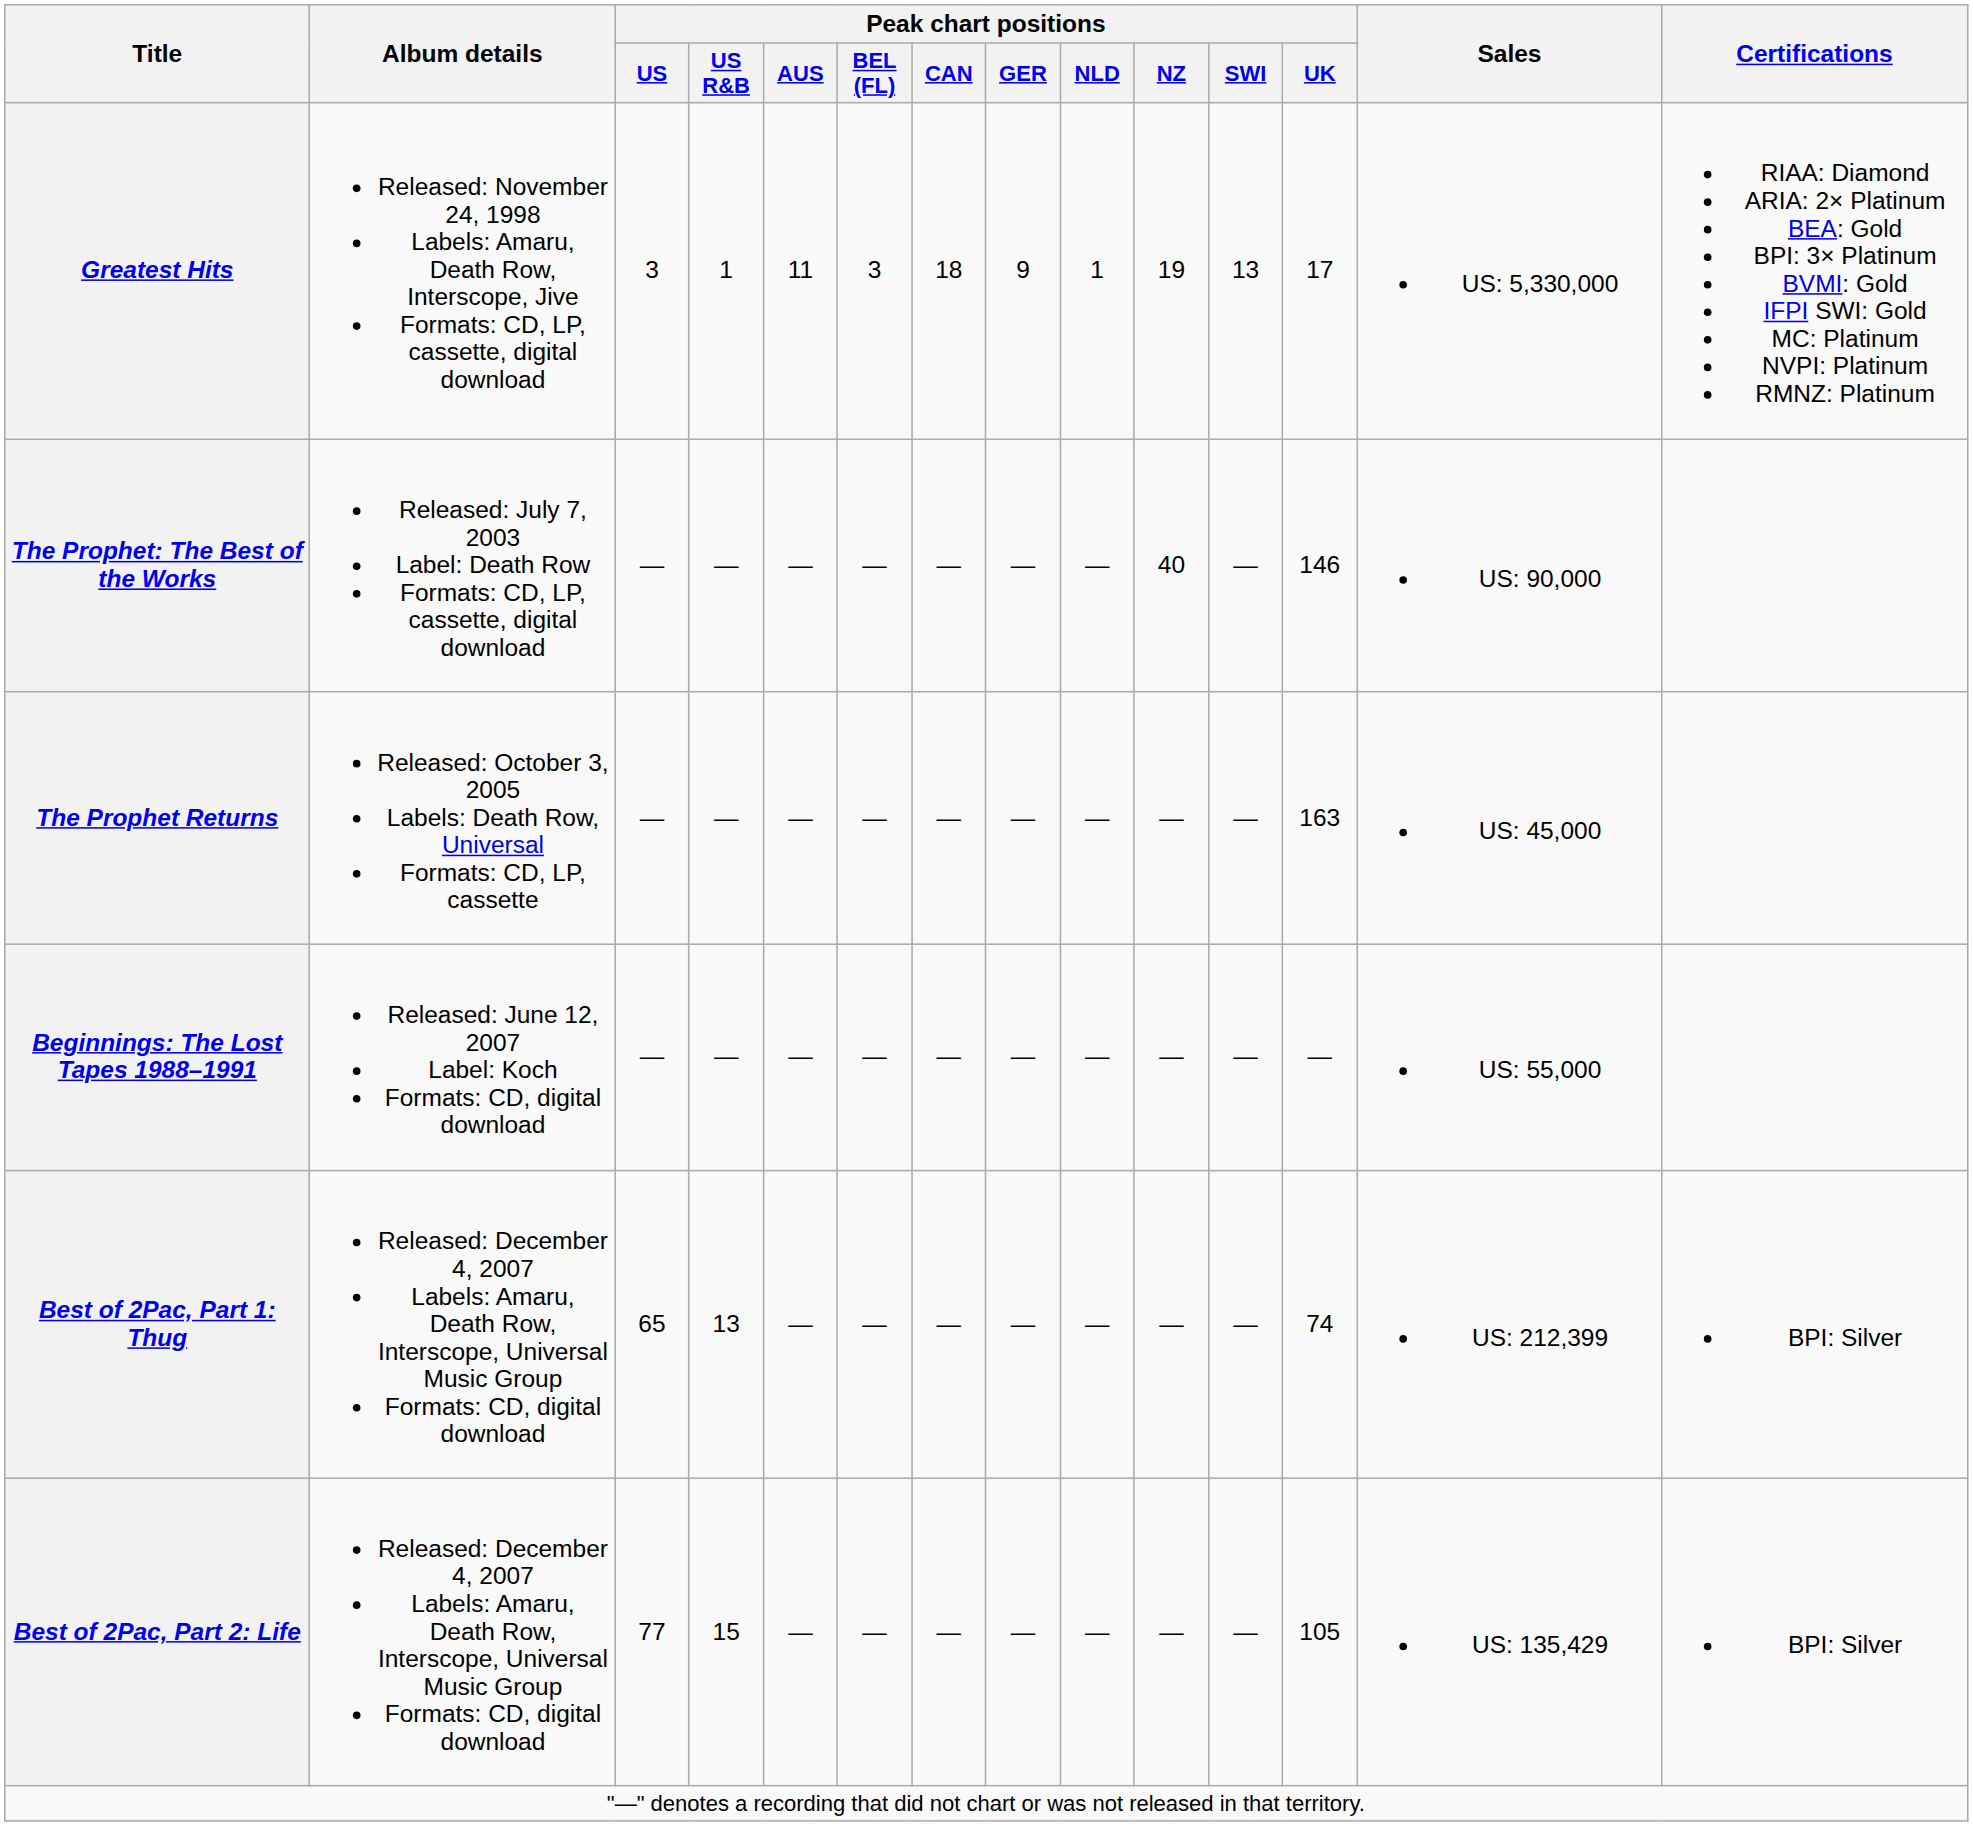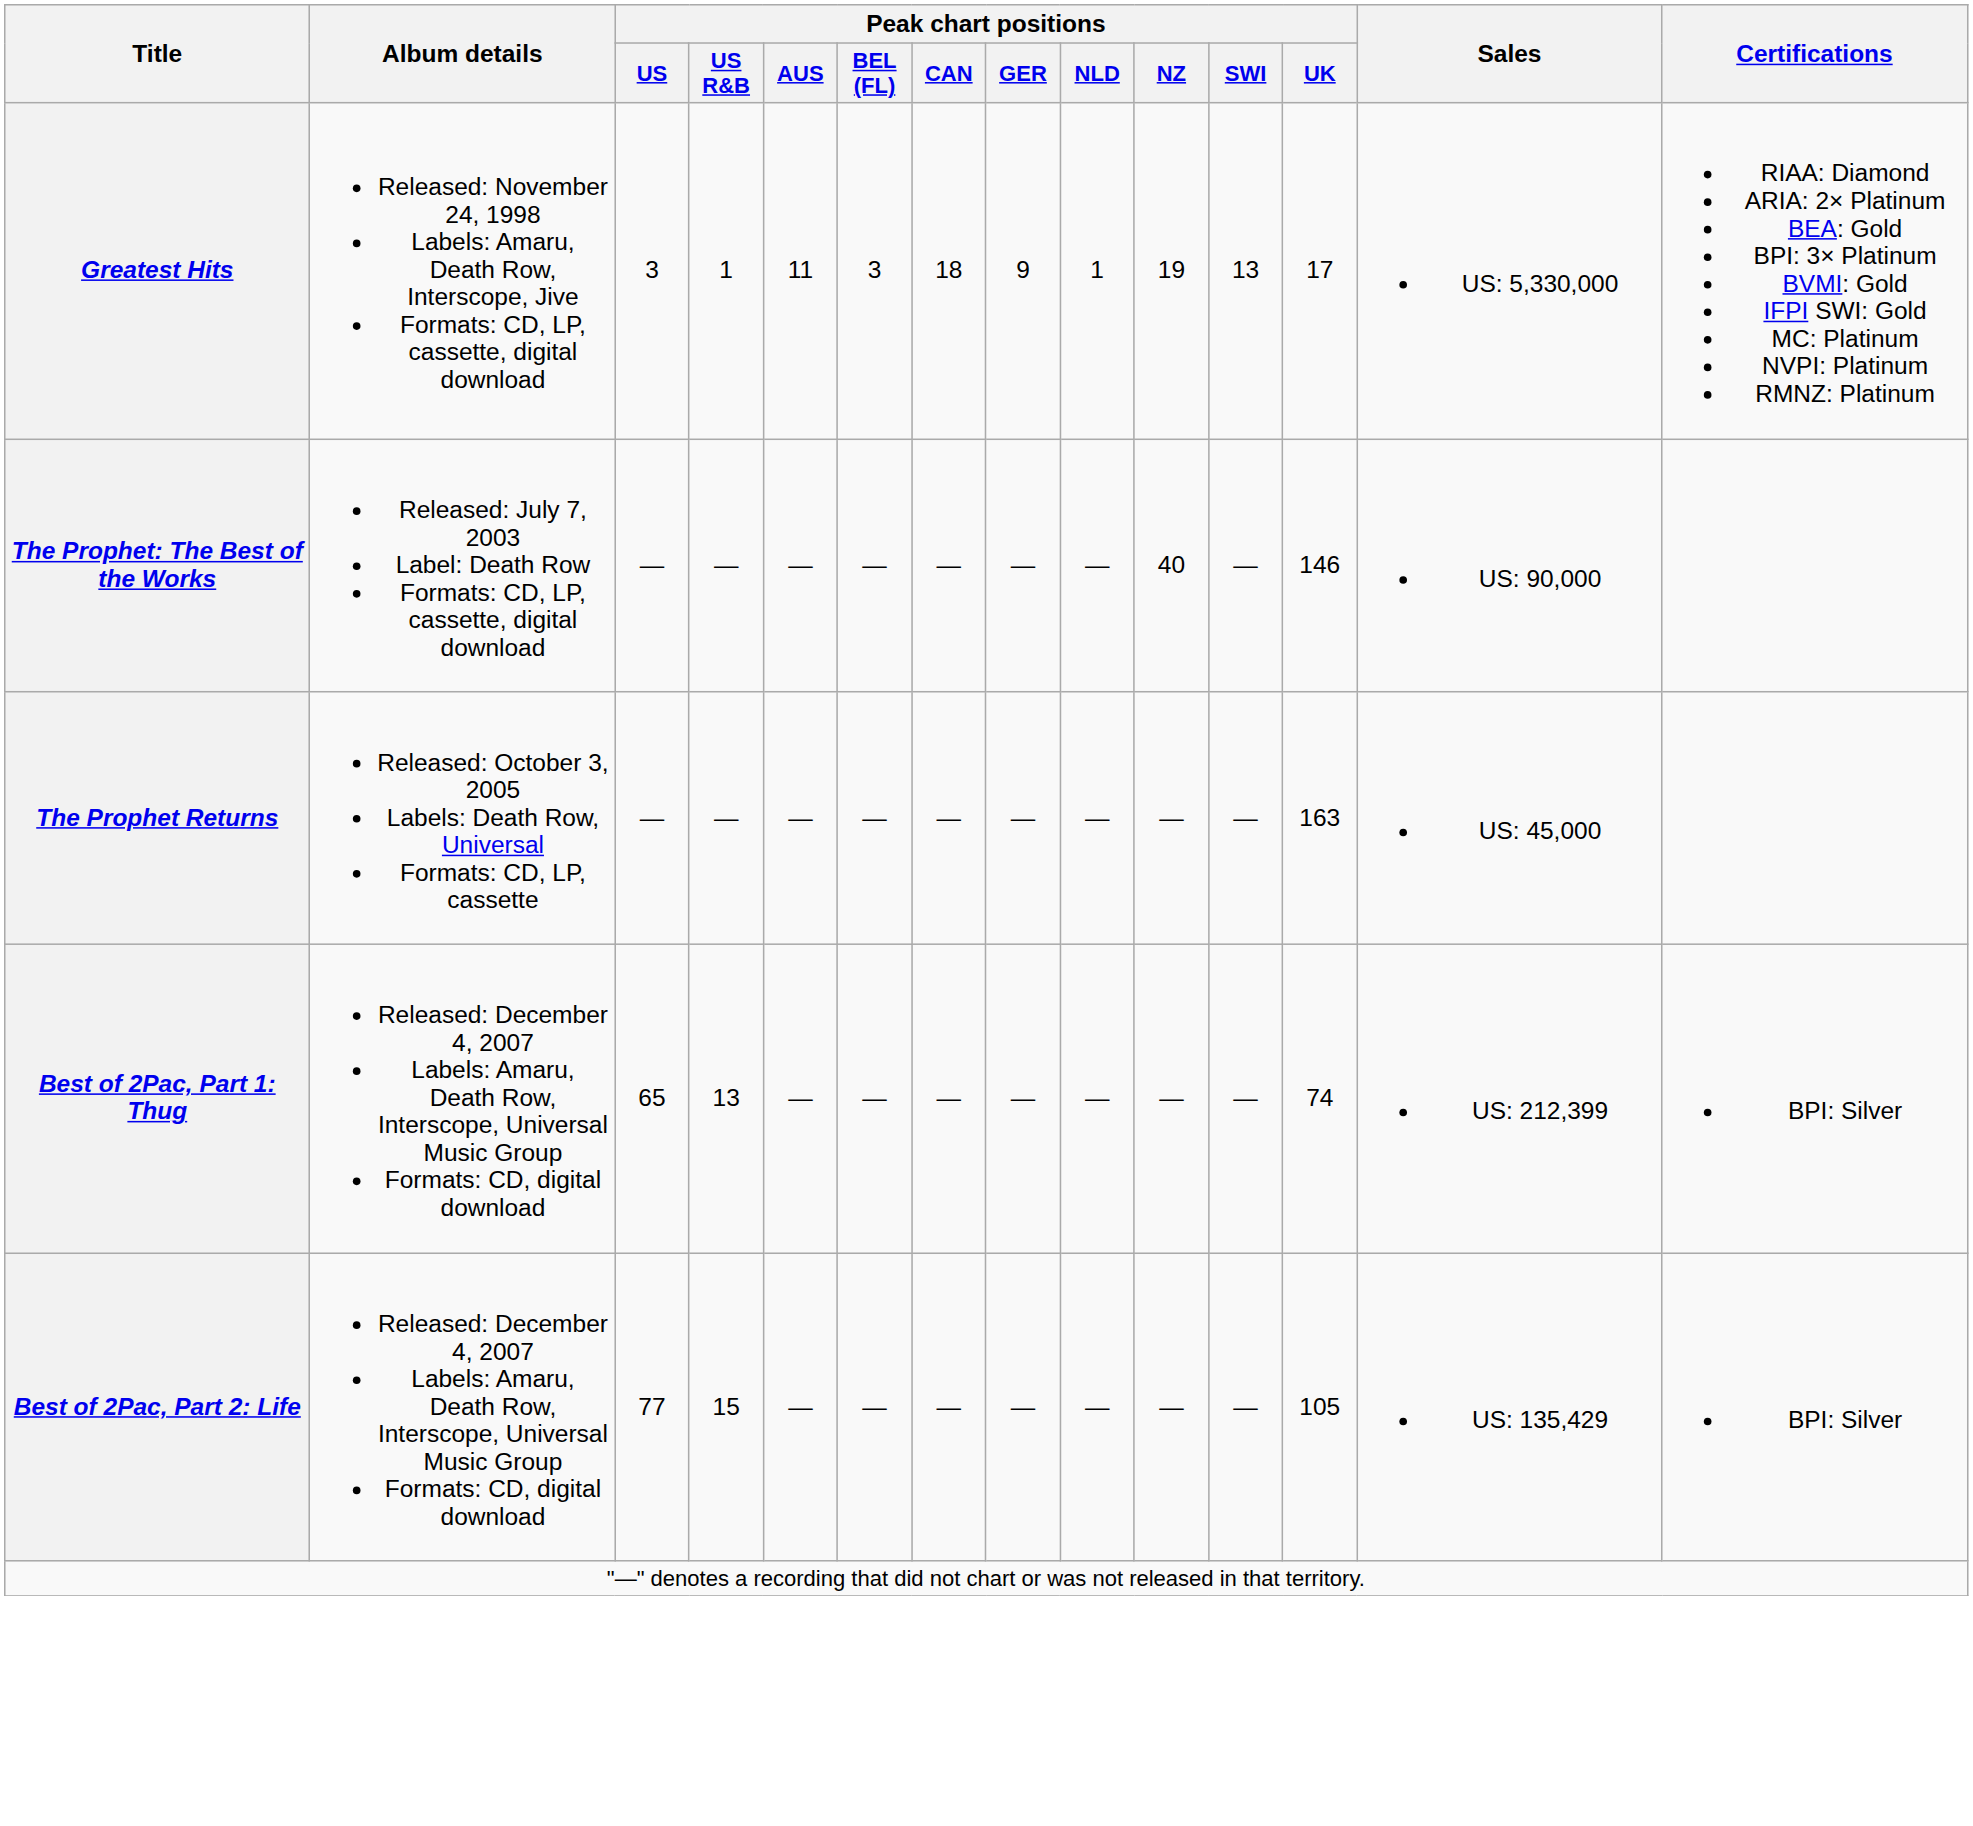- row: (157, 1057)
